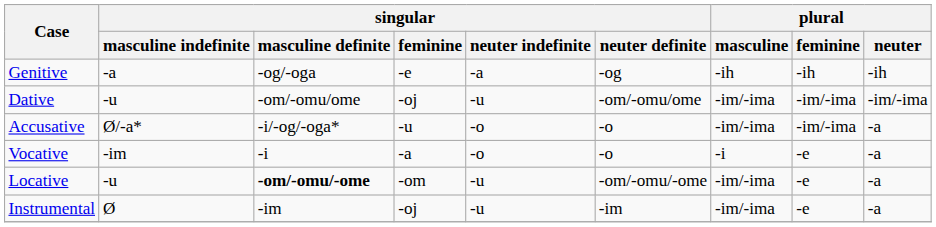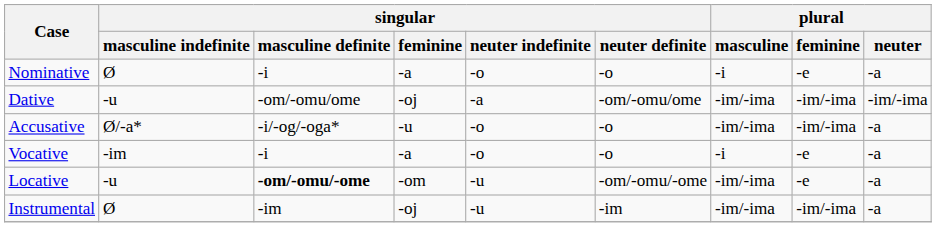+ row: (49, 72)
- row: (38, 72)
(477, 99) -u -> (477, 99) -a
(803, 208) -e -> (826, 208) -im/-ima
